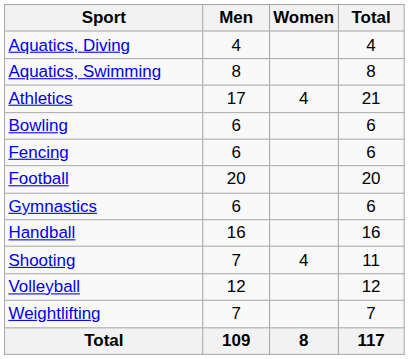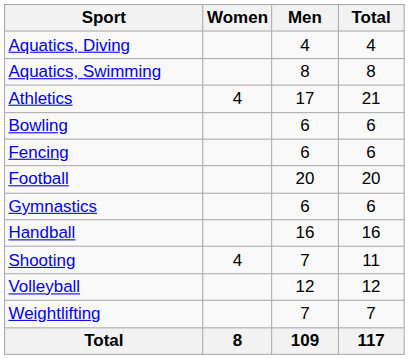columns swapped: (236, 17) <-> (304, 17)
